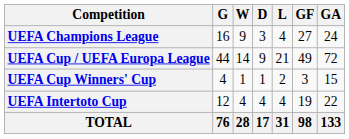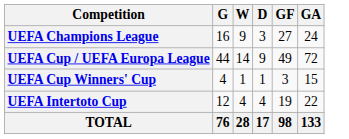- column: (282, 15)
